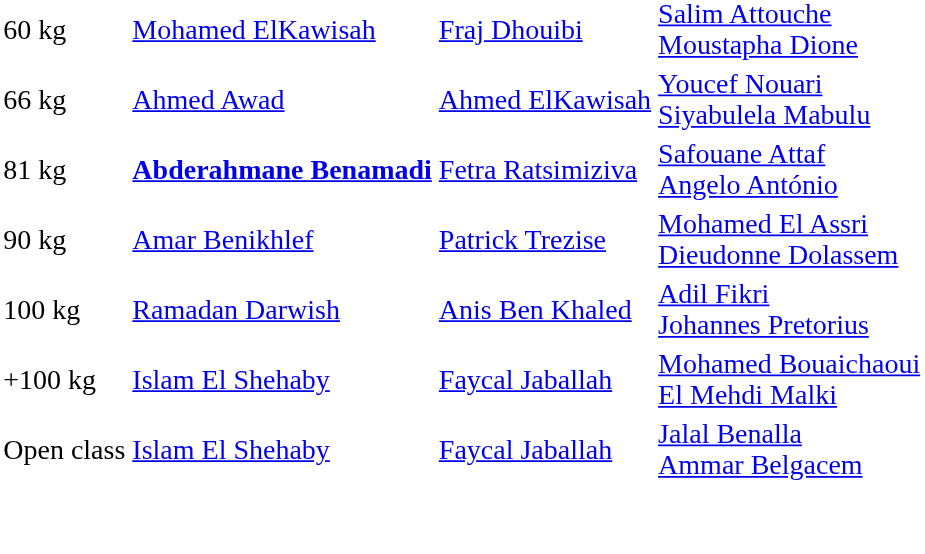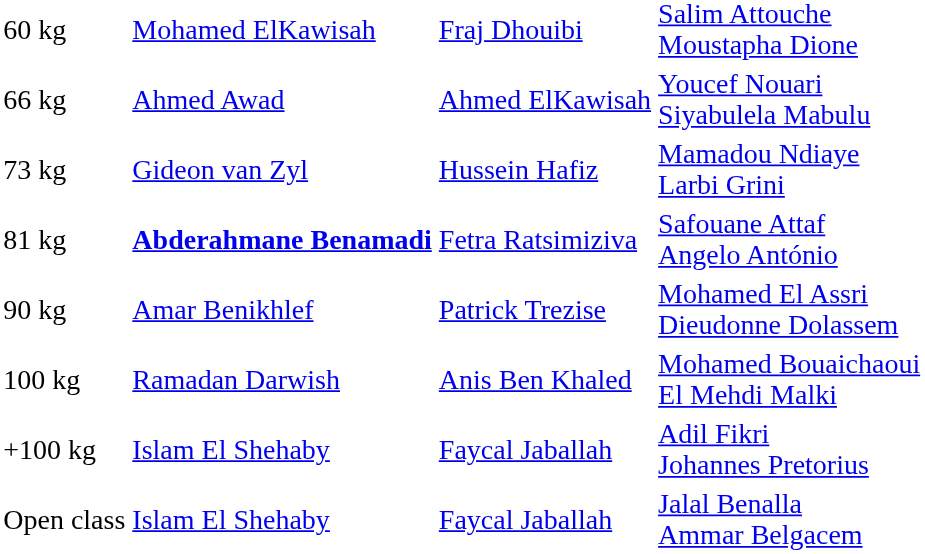+ row: (35, 169)
(763, 309) Adil Fikri Johannes Pretorius -> (789, 379) Mohamed Bouaichaoui El Mehdi Malki
(789, 379) Mohamed Bouaichaoui El Mehdi Malki -> (763, 449) Adil Fikri Johannes Pretorius
